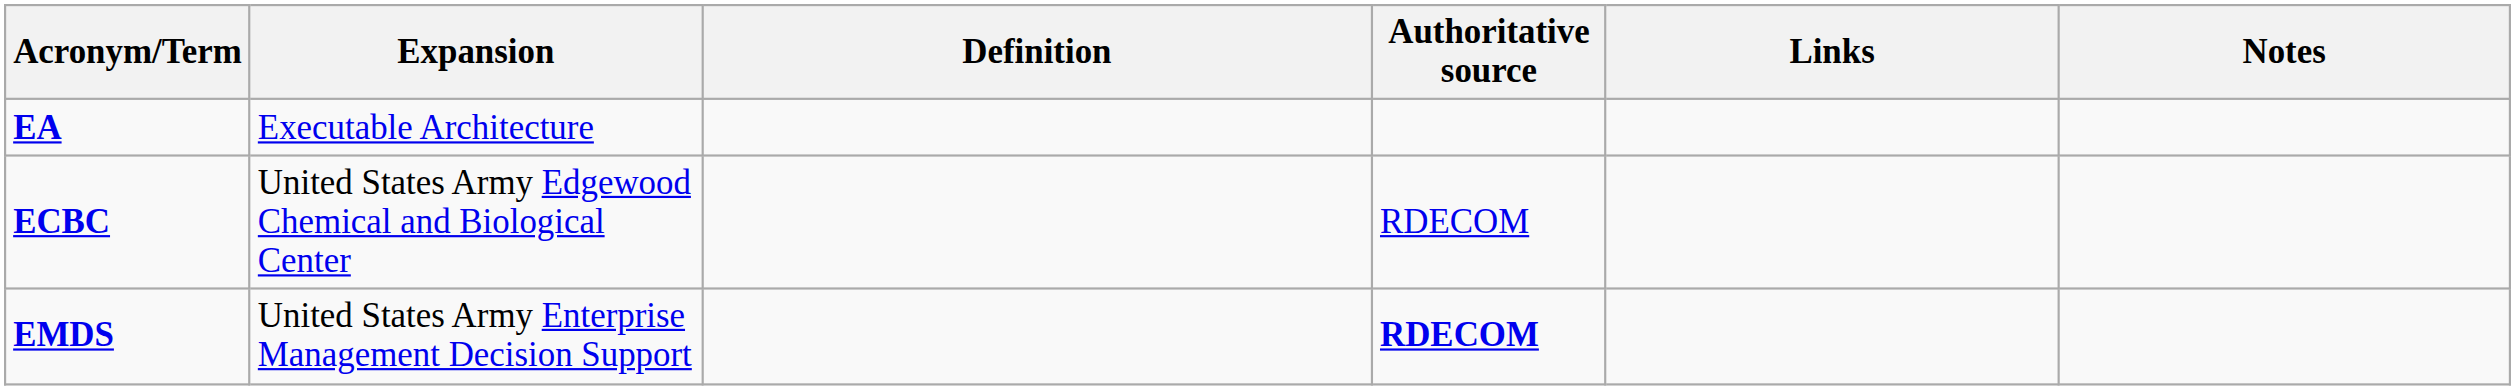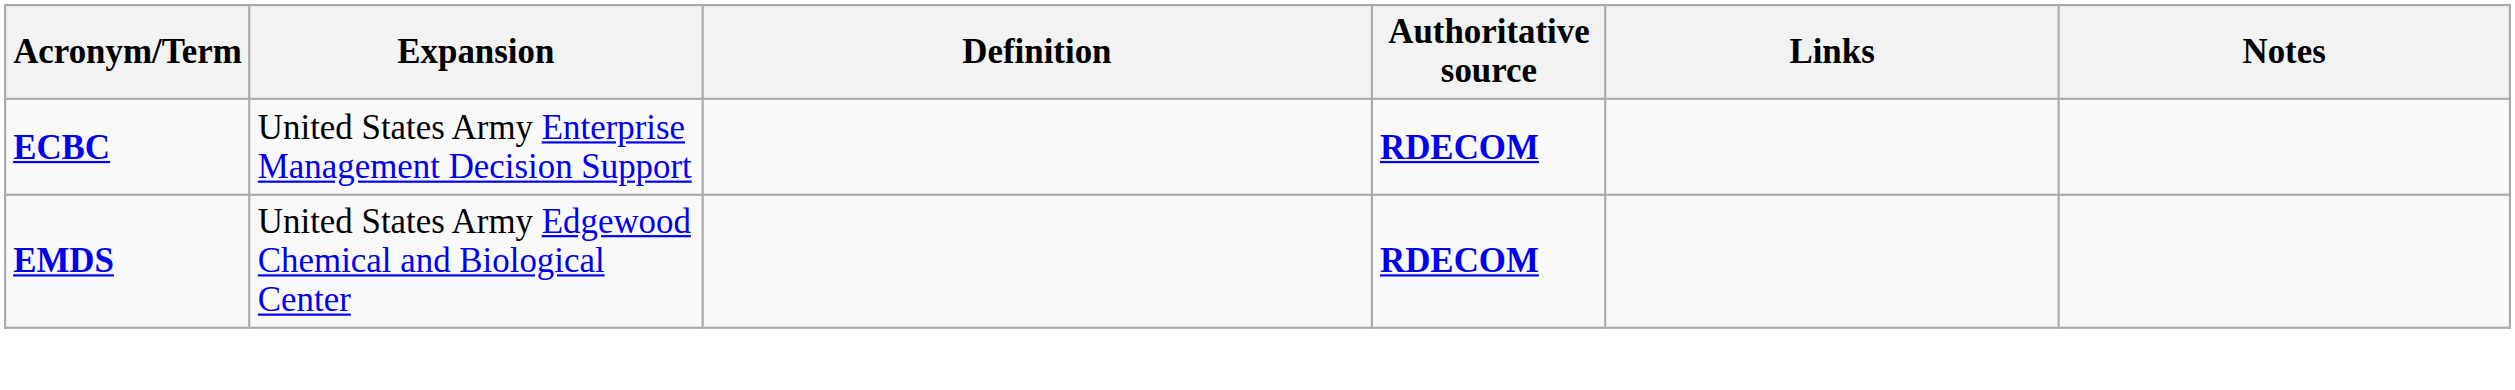- row: (37, 126)
(474, 221) United States Army Edgewood Chemical and Biological Center -> (475, 146) United States Army Enterprise Management Decision Support
(1455, 221) normal -> (1459, 146) bold
(475, 335) United States Army Enterprise Management Decision Support -> (474, 260) United States Army Edgewood Chemical and Biological Center
